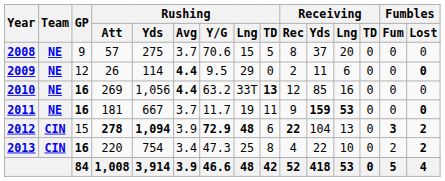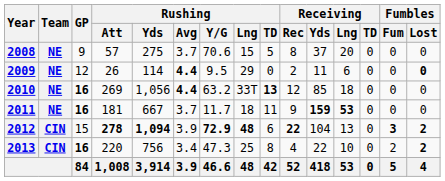(347, 90) 16 -> (347, 90) 18
(247, 109) 19 -> (247, 109) 18
(423, 109) bold -> (423, 109) normal
(153, 147) 754 -> (153, 147) 756
